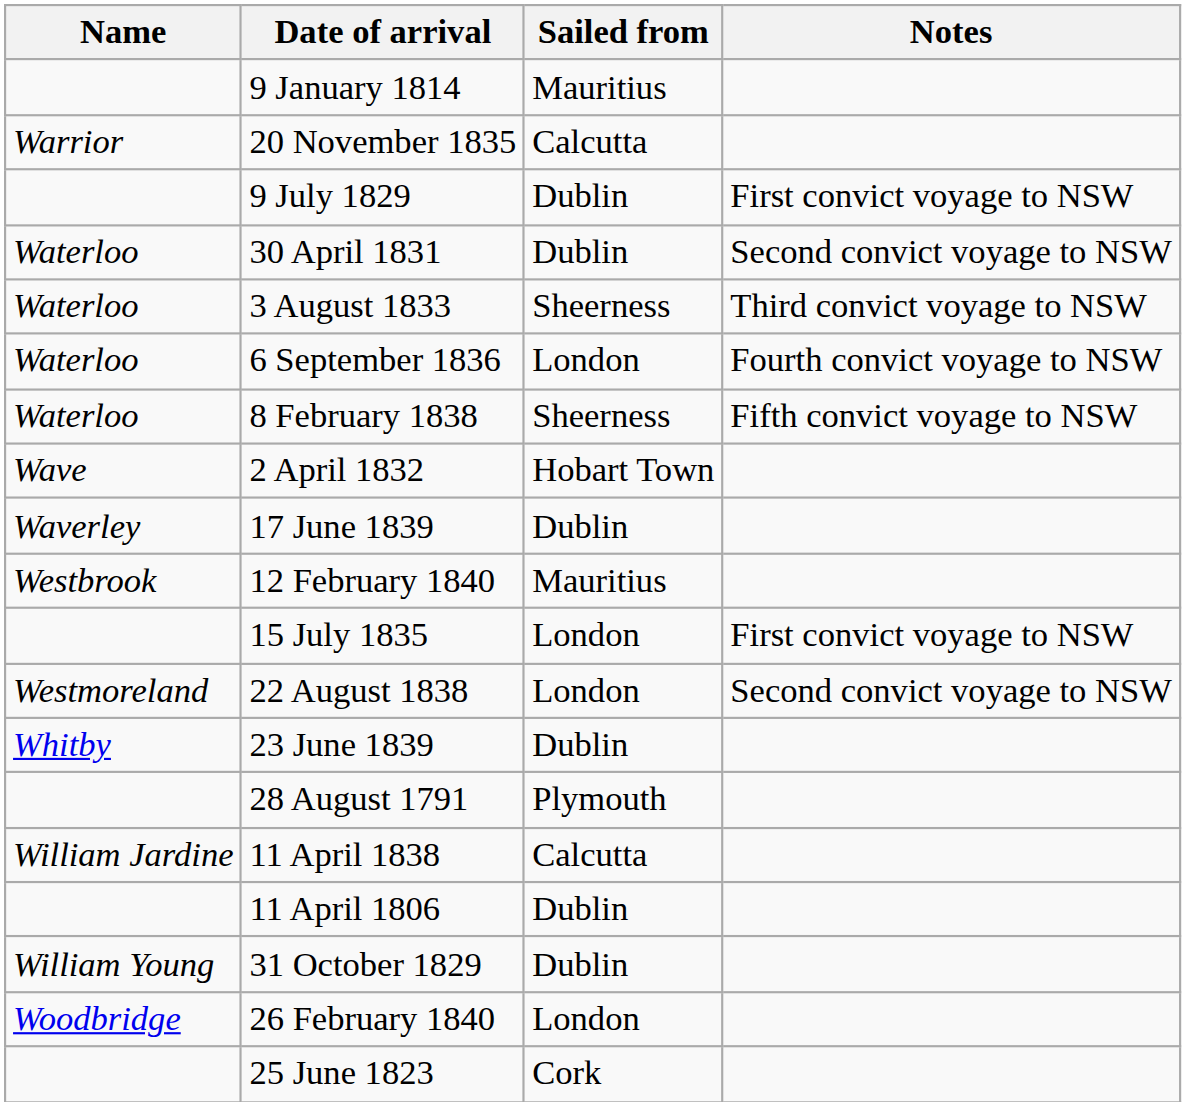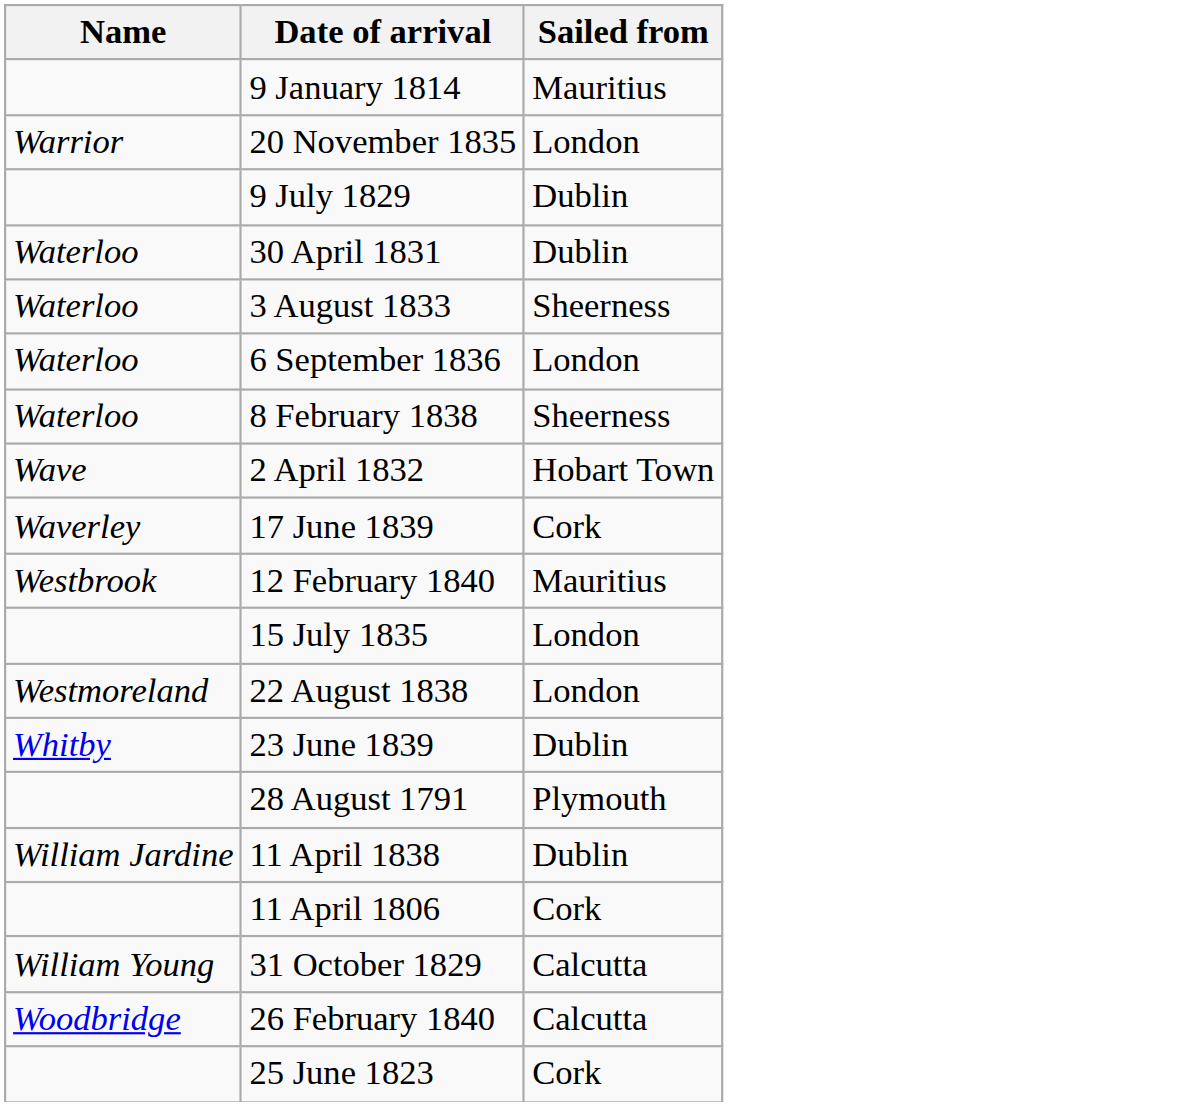- column: (951, 31)
(590, 141) Calcutta -> (586, 141) London
(580, 525) Dublin -> (567, 525) Cork
(590, 854) Calcutta -> (580, 854) Dublin
(580, 908) Dublin -> (567, 908) Cork
(580, 963) Dublin -> (590, 963) Calcutta
(586, 1018) London -> (590, 1018) Calcutta
